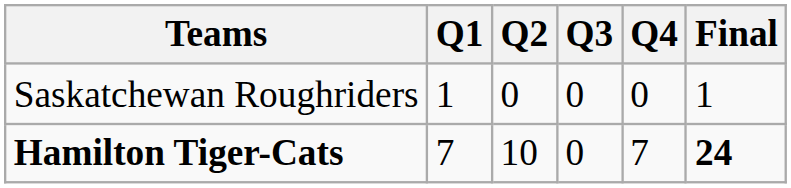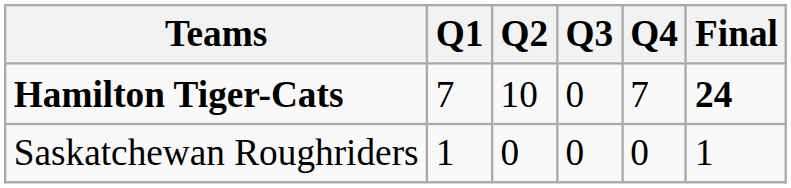rows swapped: (179, 152) <-> (216, 93)
